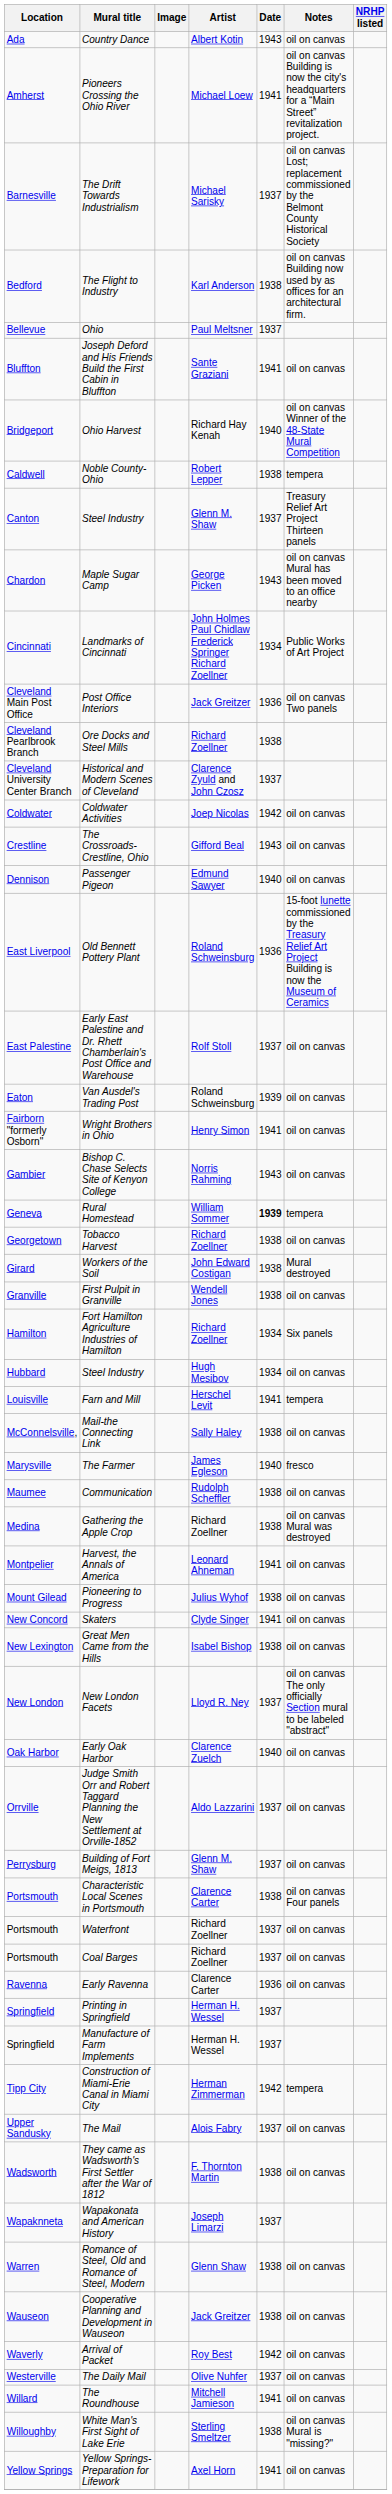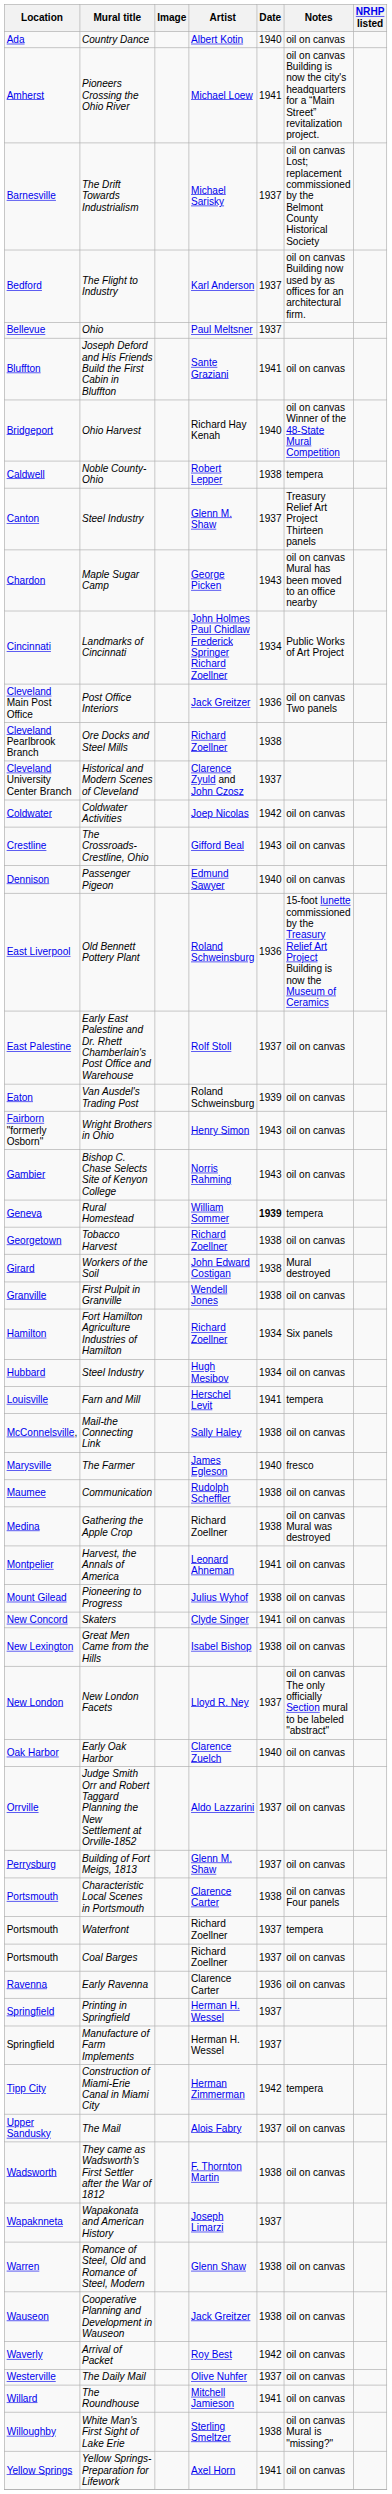(270, 39) 1943 -> (270, 39) 1940
(270, 286) 1938 -> (270, 286) 1937
(270, 1130) 1941 -> (270, 1130) 1943
(316, 1930) oil on canvas -> (305, 1930) tempera
